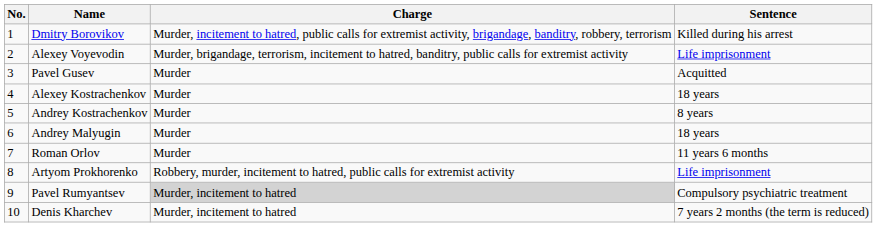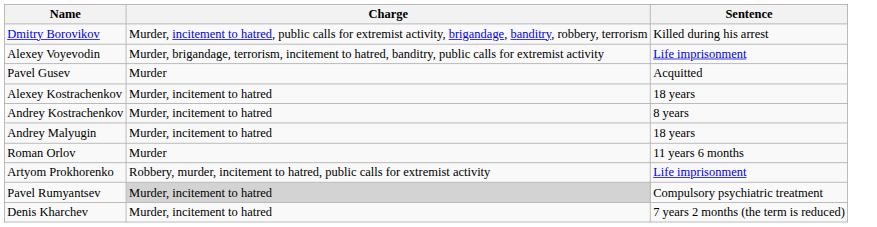- column: (16, 14)
(172, 93) Murder -> (201, 93) Murder, incitement to hatred
(172, 113) Murder -> (201, 113) Murder, incitement to hatred
(172, 133) Murder -> (201, 133) Murder, incitement to hatred
